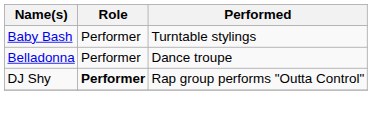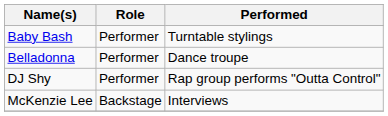(113, 79) bold -> (129, 79) normal
+ row: (50, 100)
